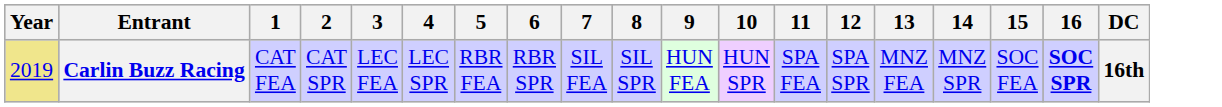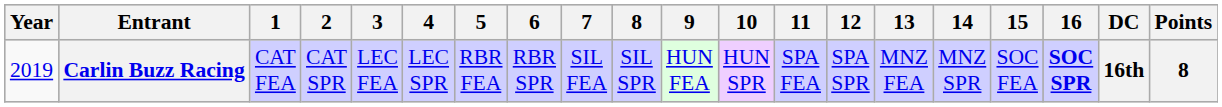+ column: (1183, 21)
(32, 70) khaki background -> (32, 70) no background
